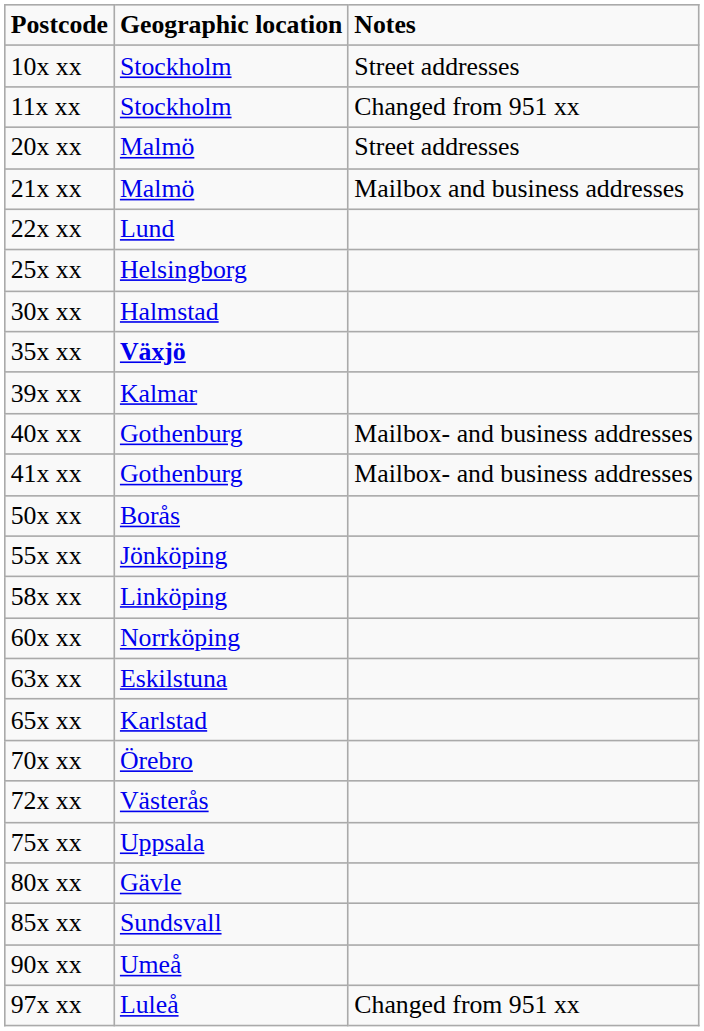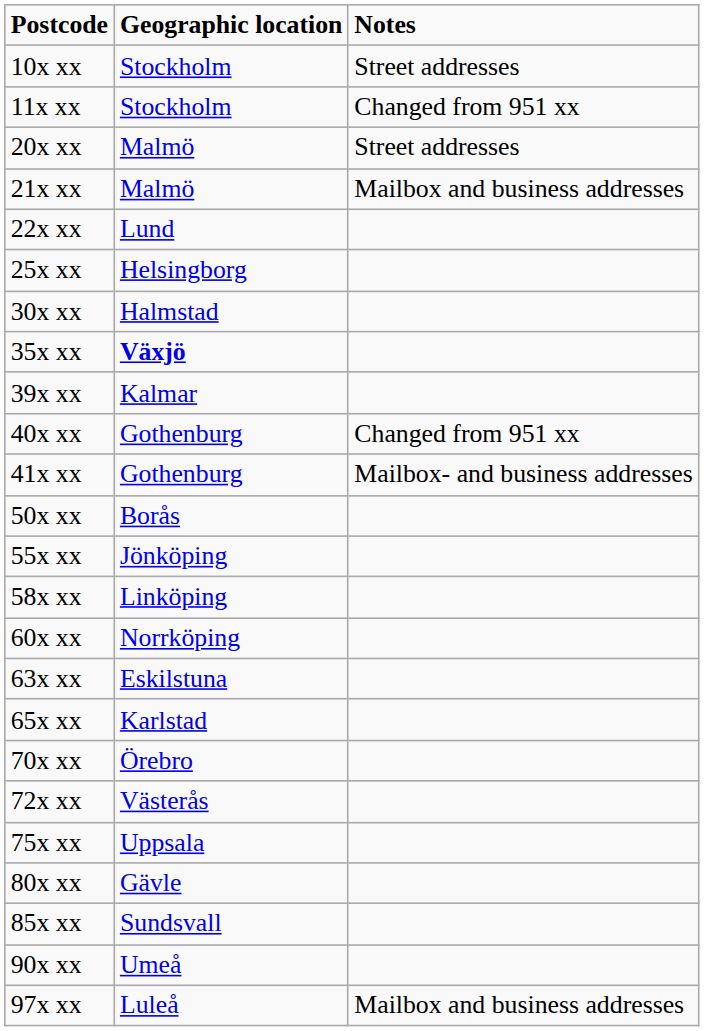(524, 433) Mailbox- and business addresses -> (467, 433) Changed from 951 xx
(467, 1005) Changed from 951 xx -> (519, 1005) Mailbox and business addresses
